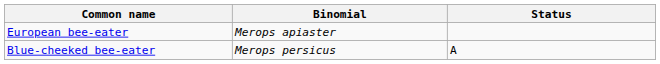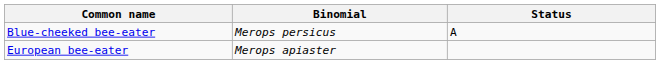rows swapped: (81, 50) <-> (68, 32)
